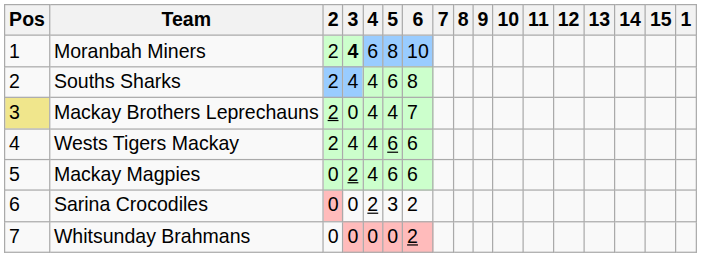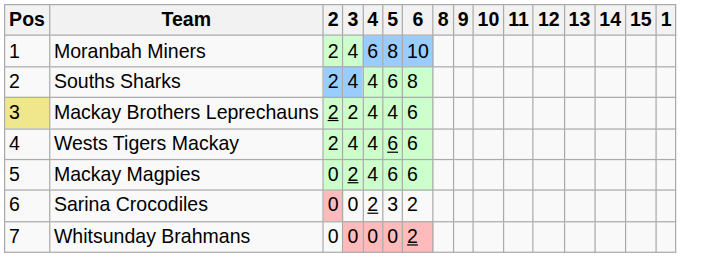- column: (443, 19)
(353, 50) bold -> (353, 50) normal
(353, 112) 0 -> (353, 112) 2
(413, 112) 7 -> (413, 112) 6
